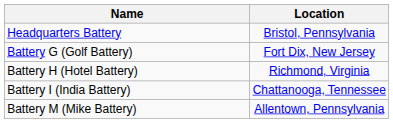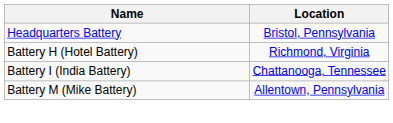- row: (70, 52)
